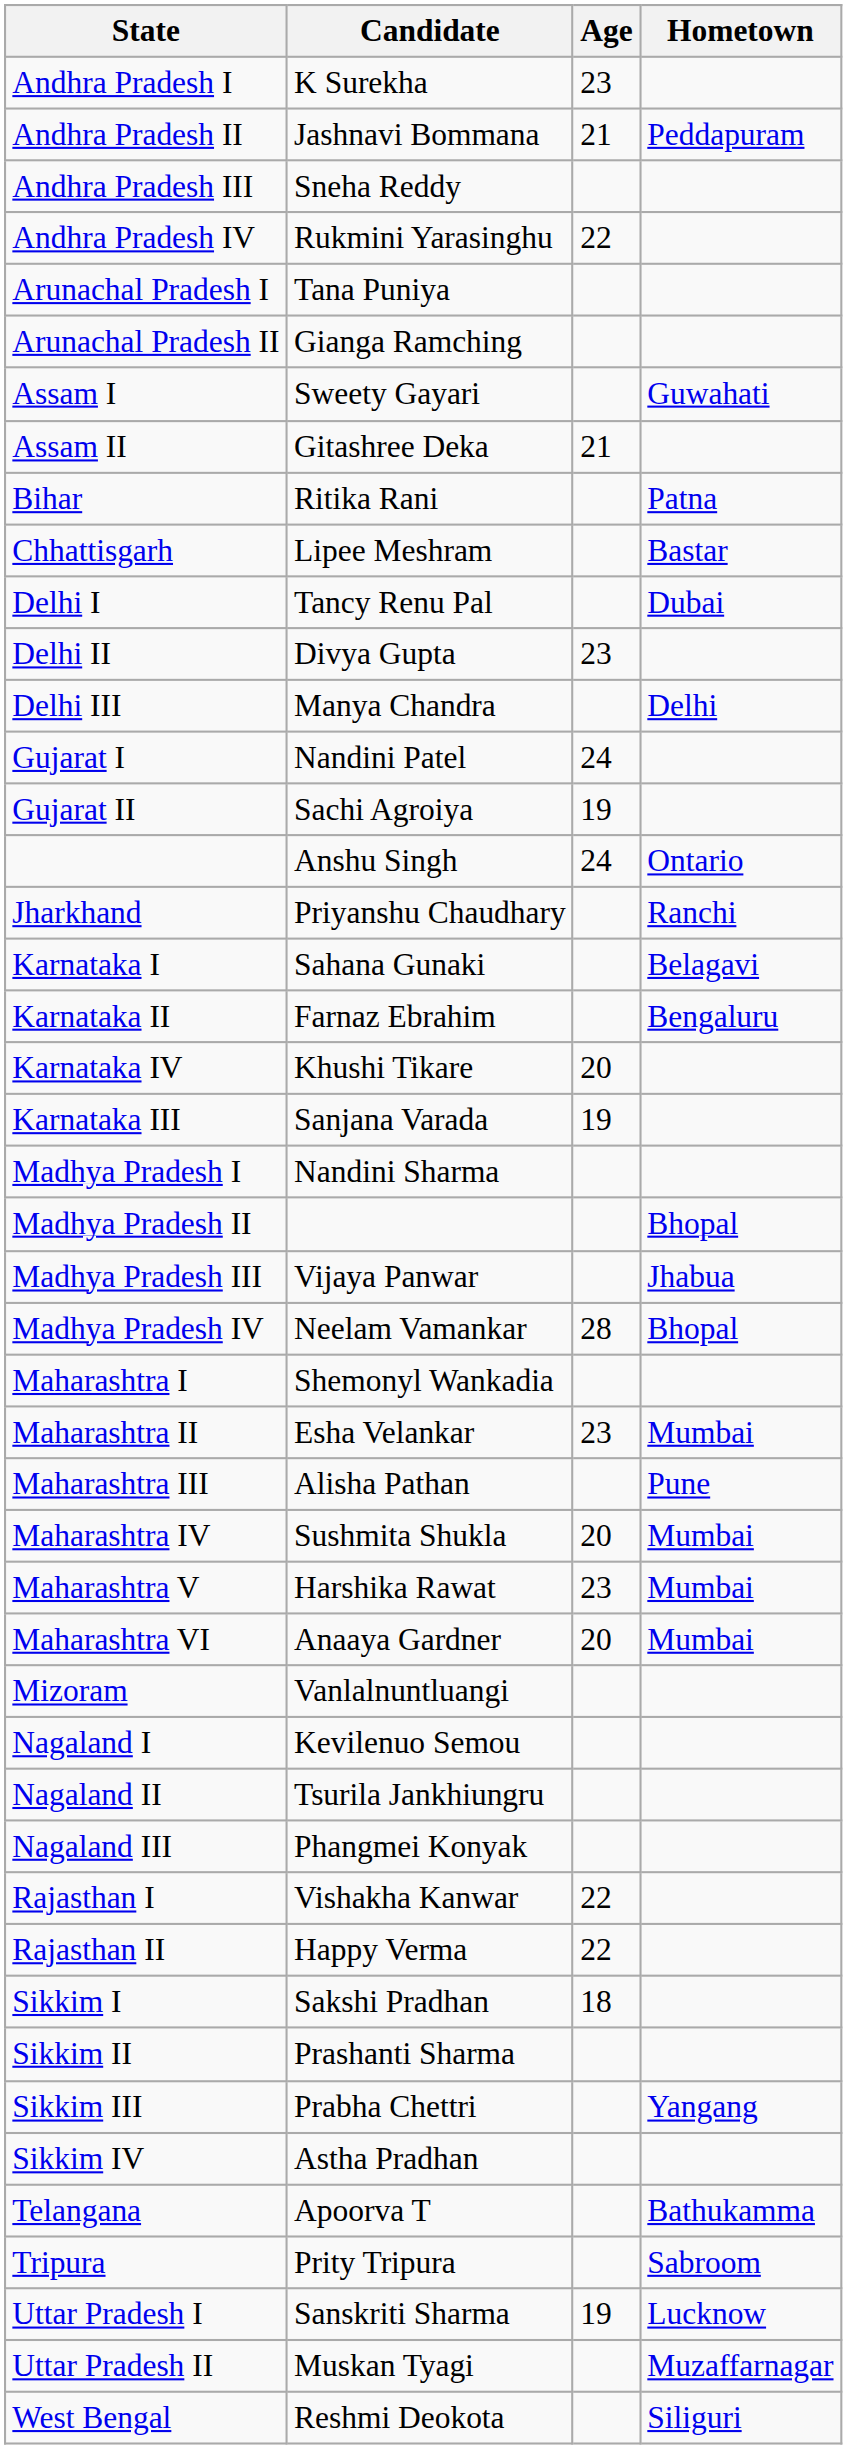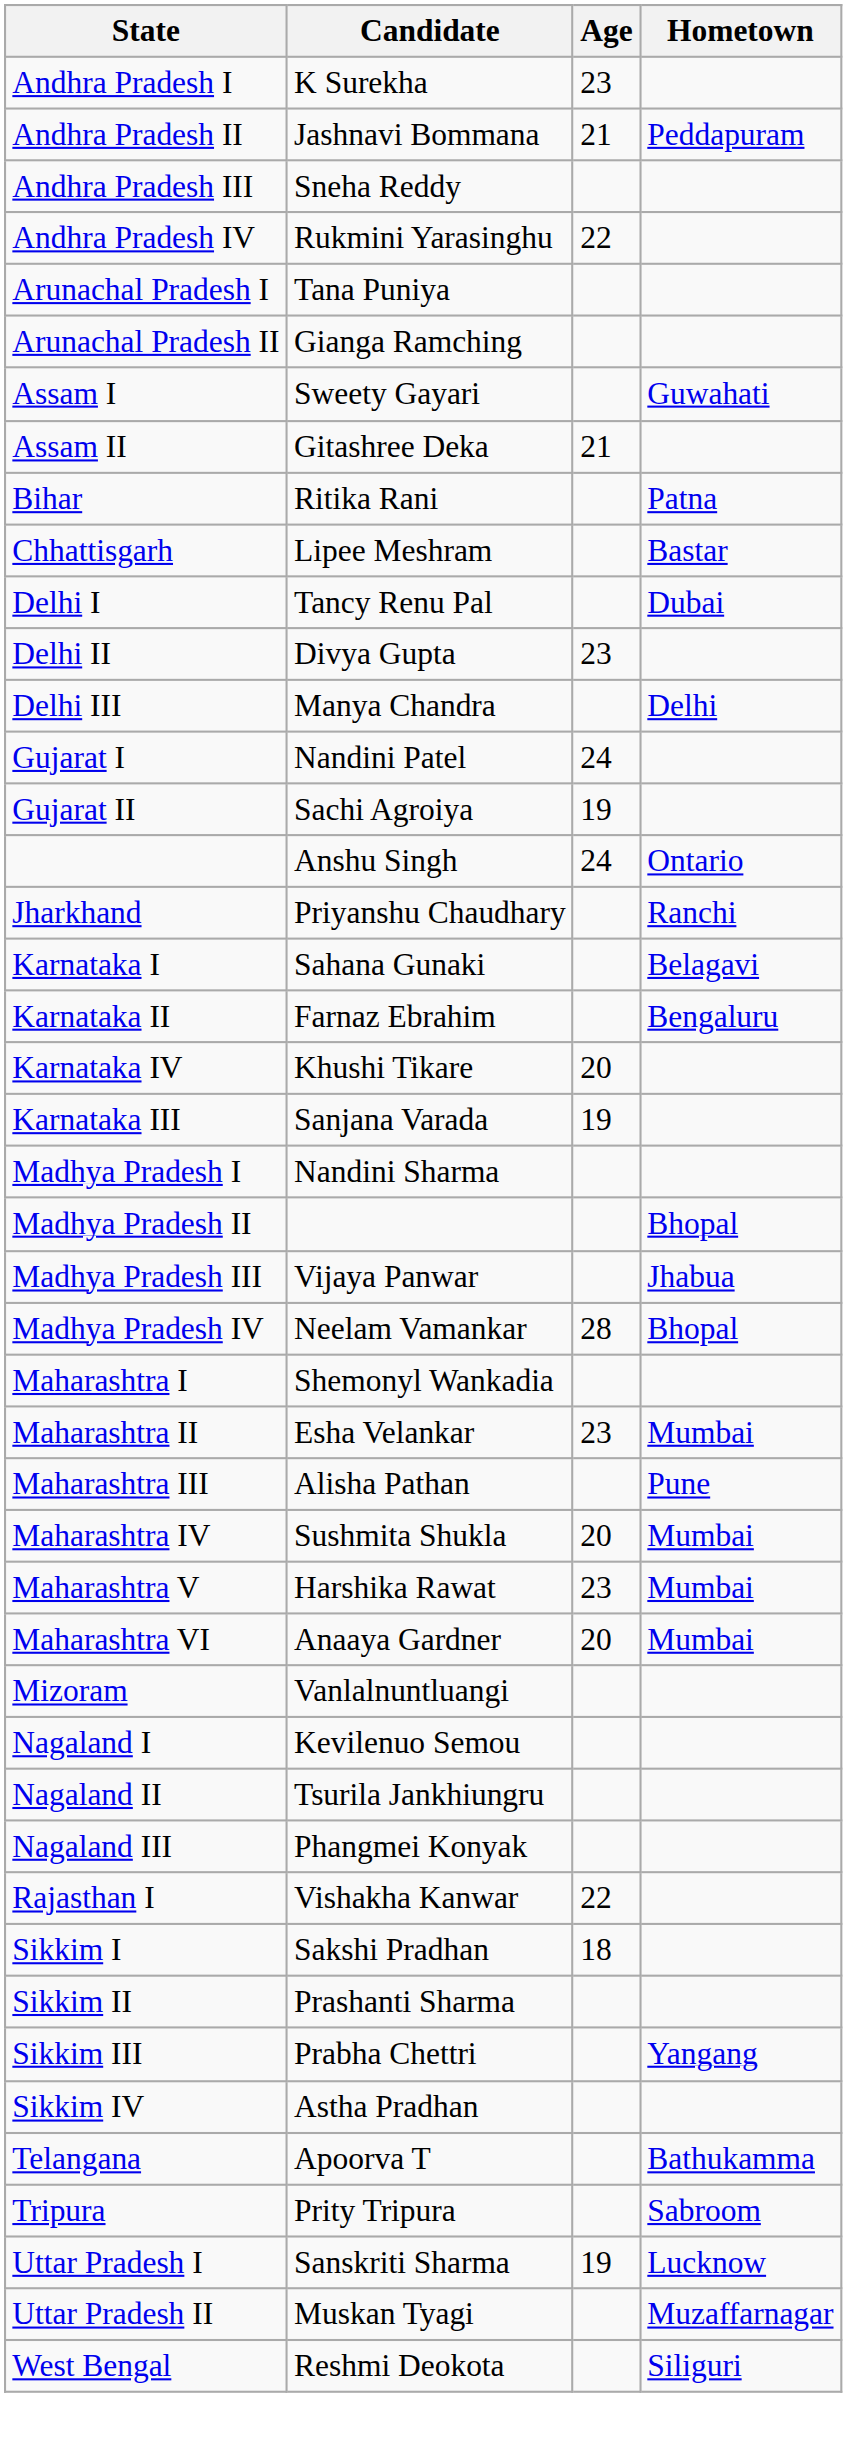- row: (89, 1950)
